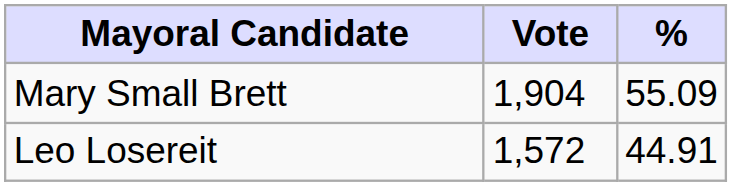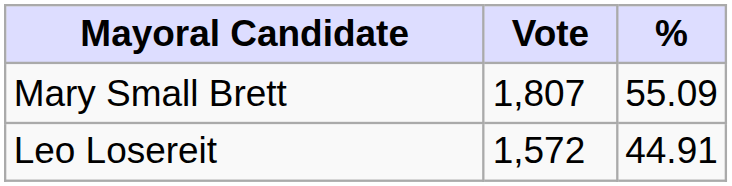(539, 92) 1,904 -> (539, 92) 1,807
